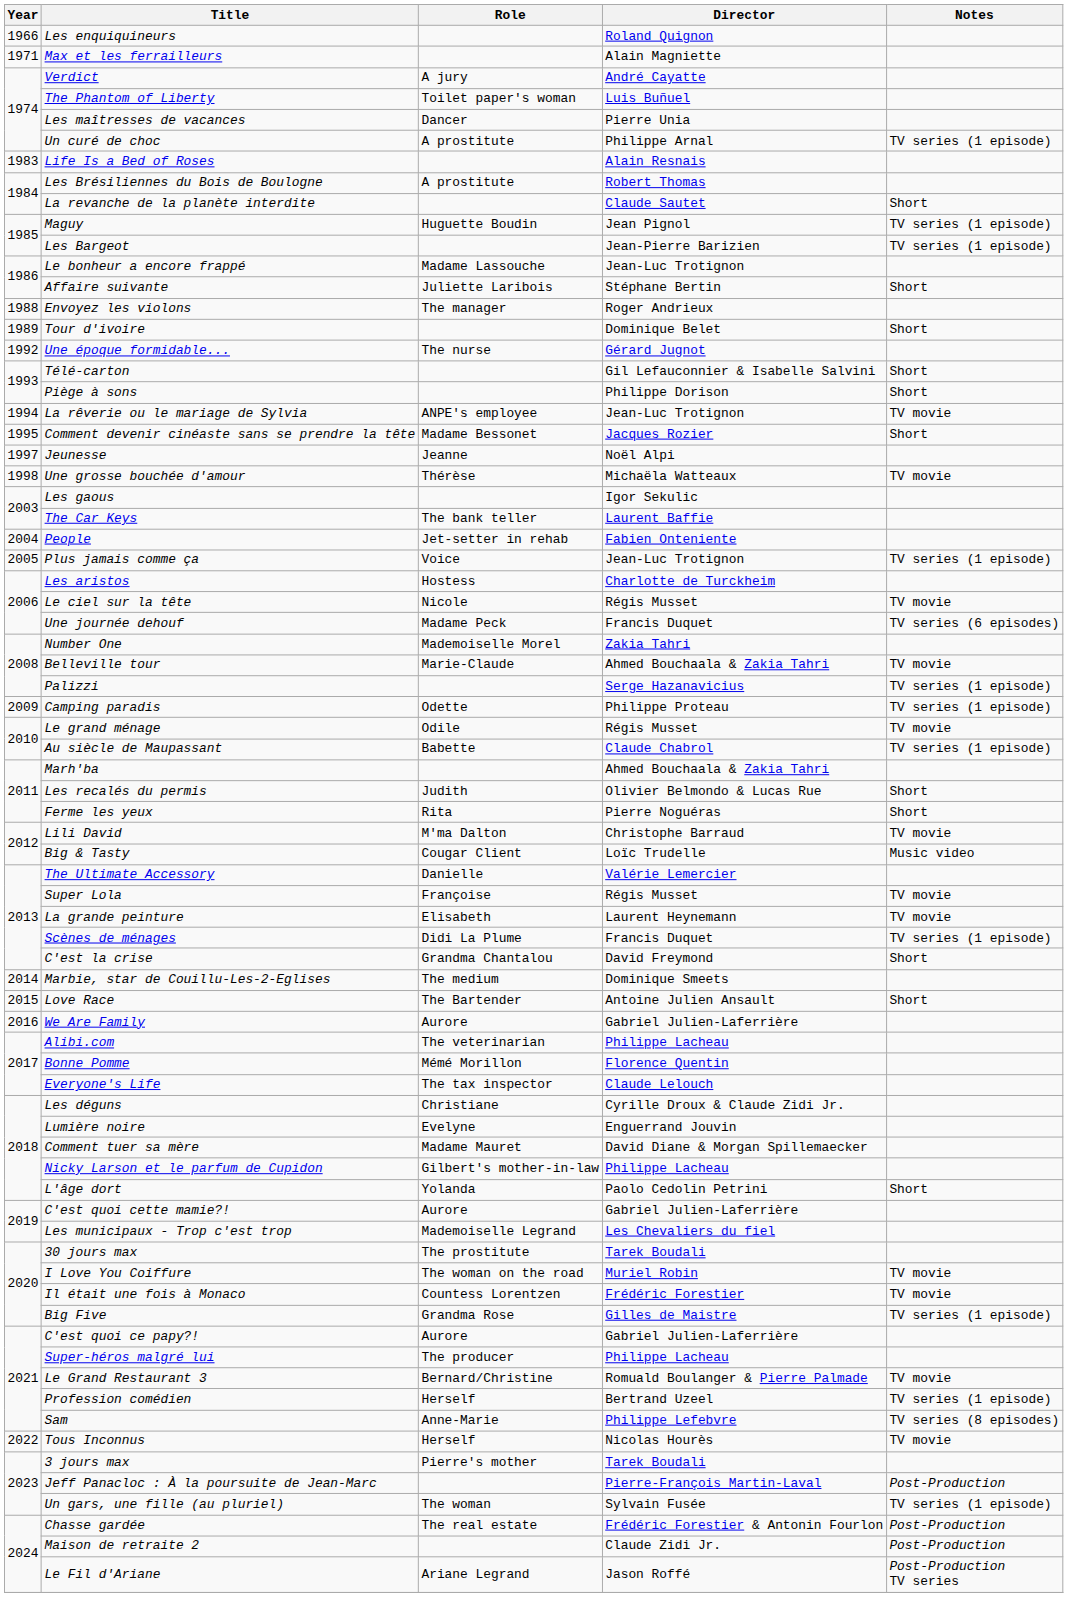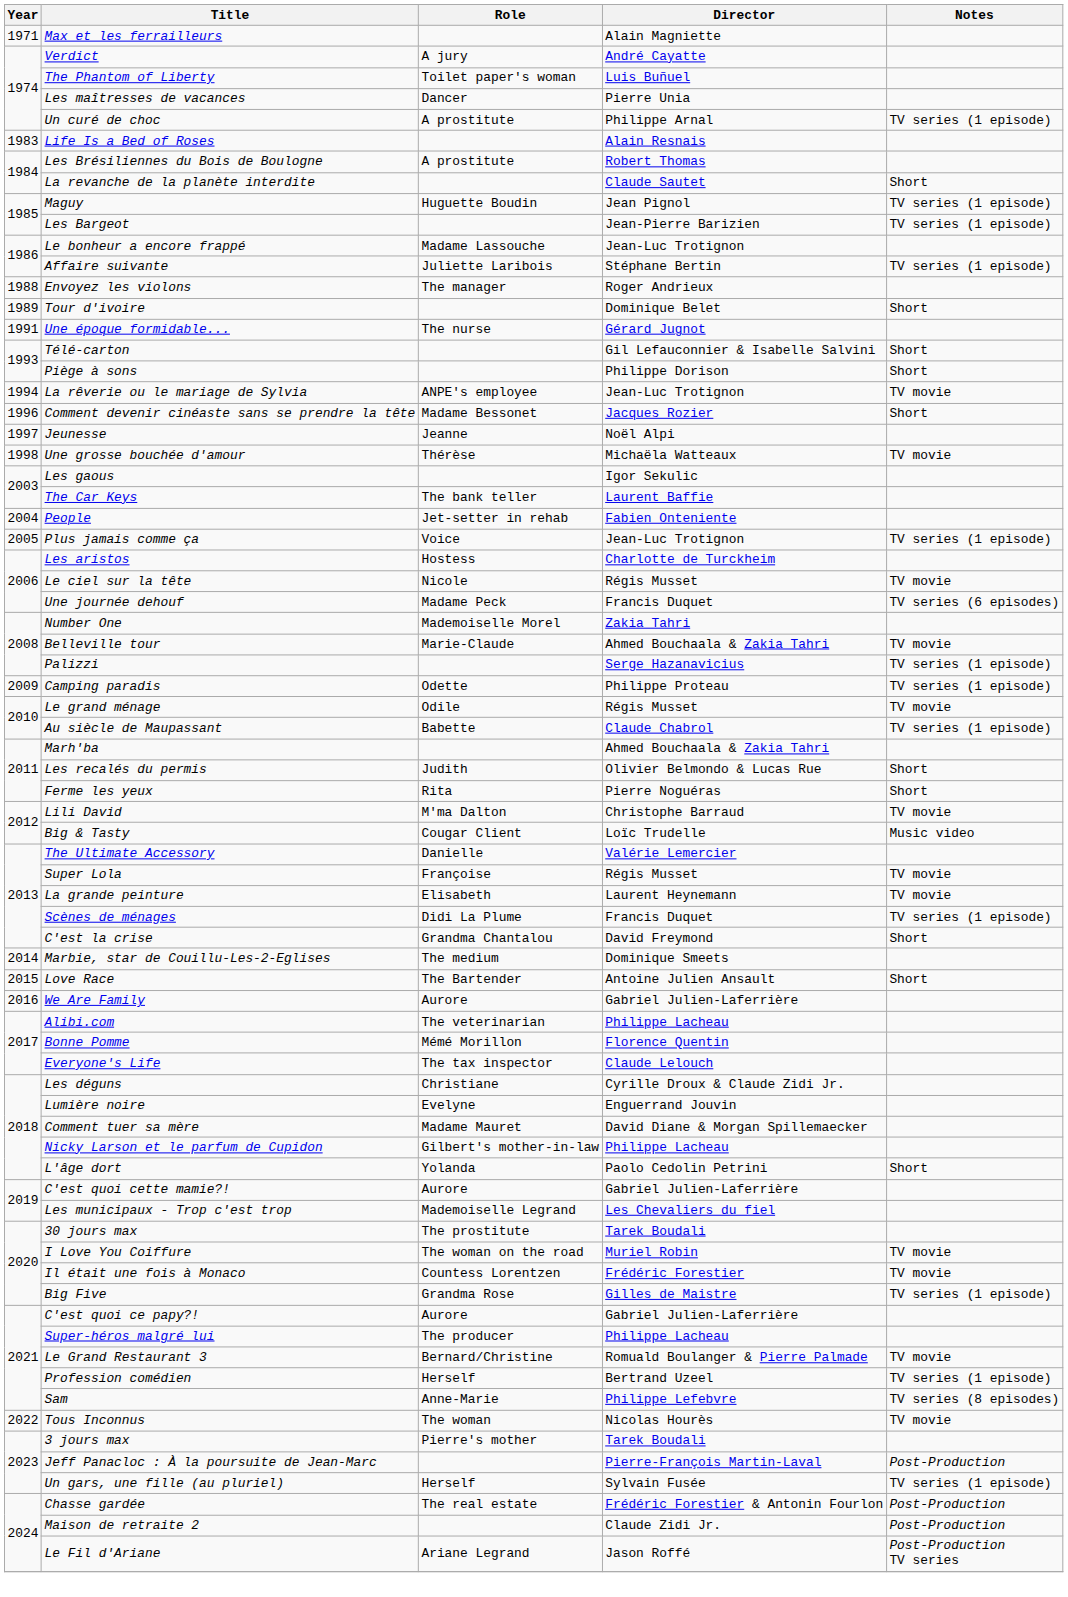- row: (110, 36)
(909, 288) Short -> (970, 267) TV series (1 episode)
(23, 351) 1992 -> (23, 330) 1991
(23, 434) 1995 -> (23, 414) 1996
(448, 1441) Herself -> (456, 1420) The woman
(456, 1504) The woman -> (448, 1483) Herself
